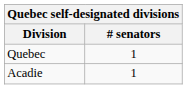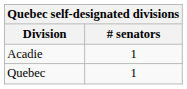rows swapped: (25, 73) <-> (26, 53)
